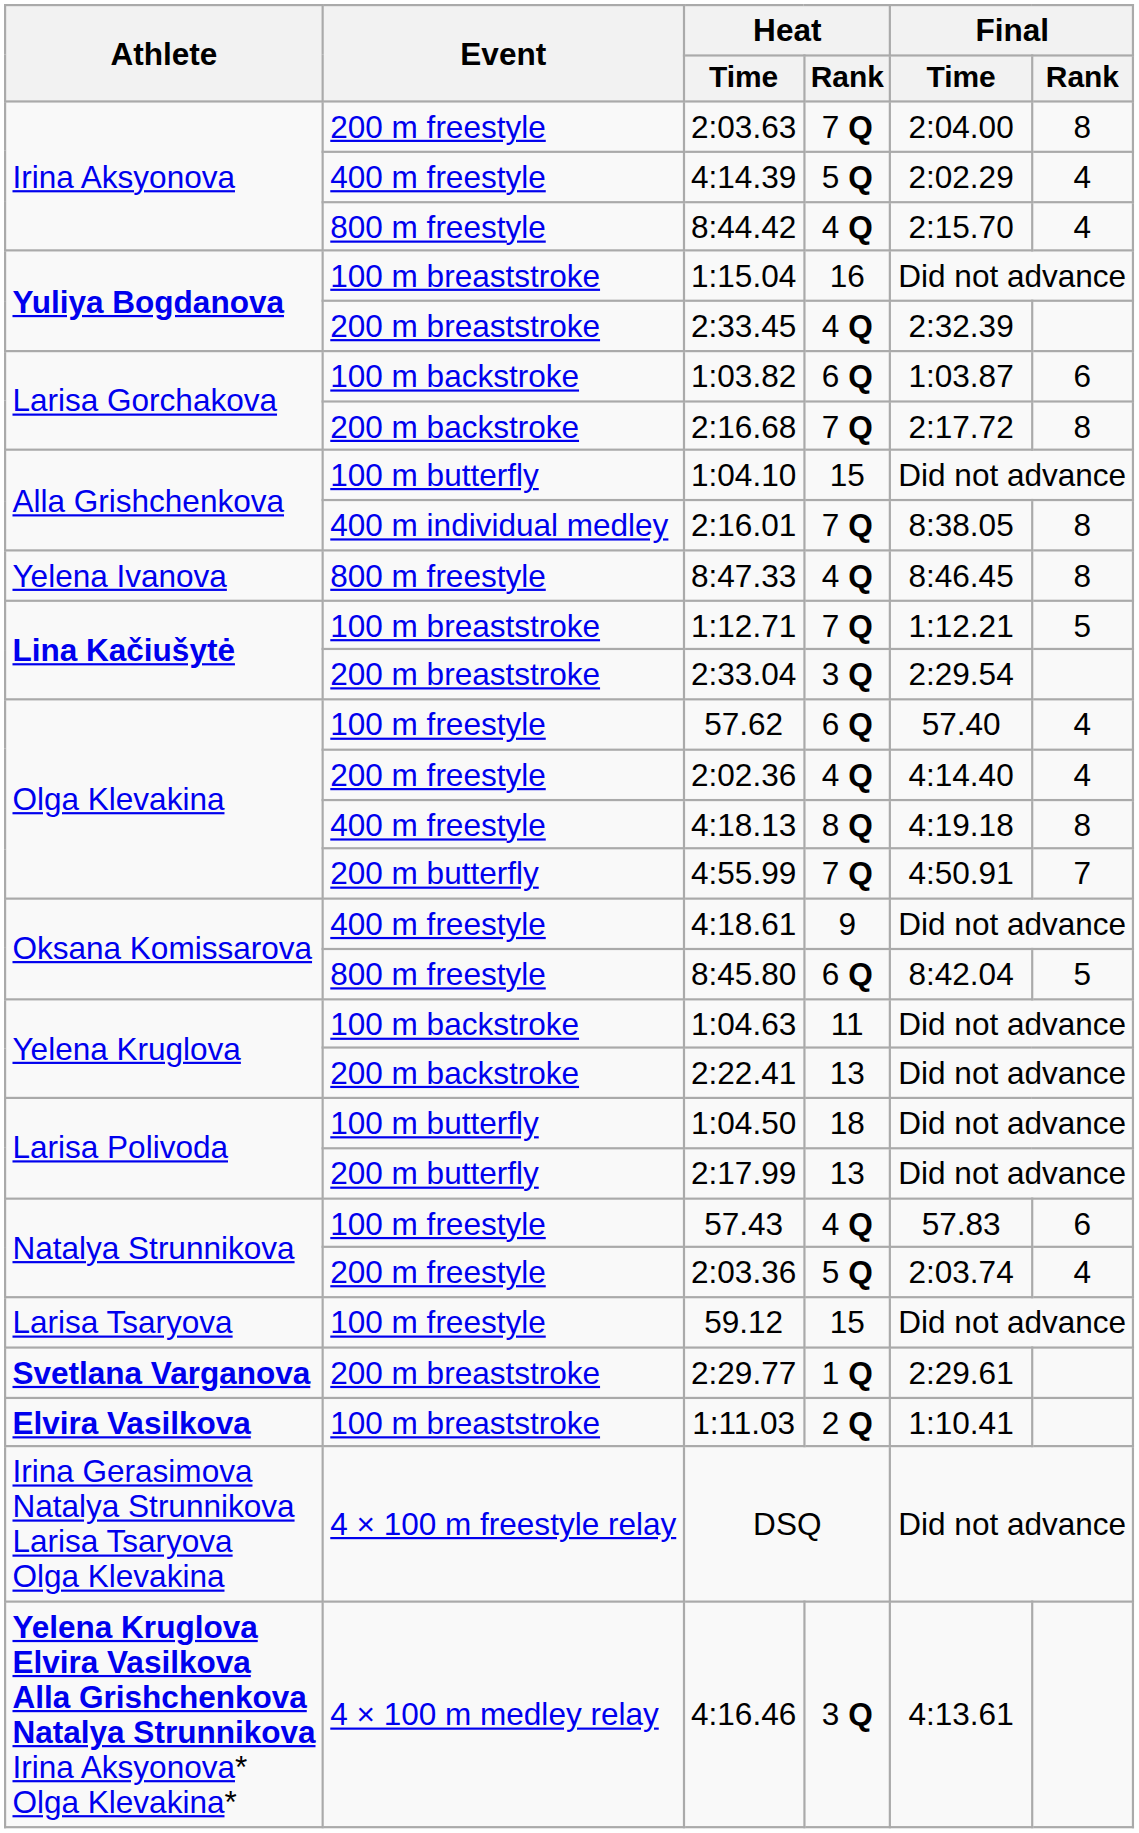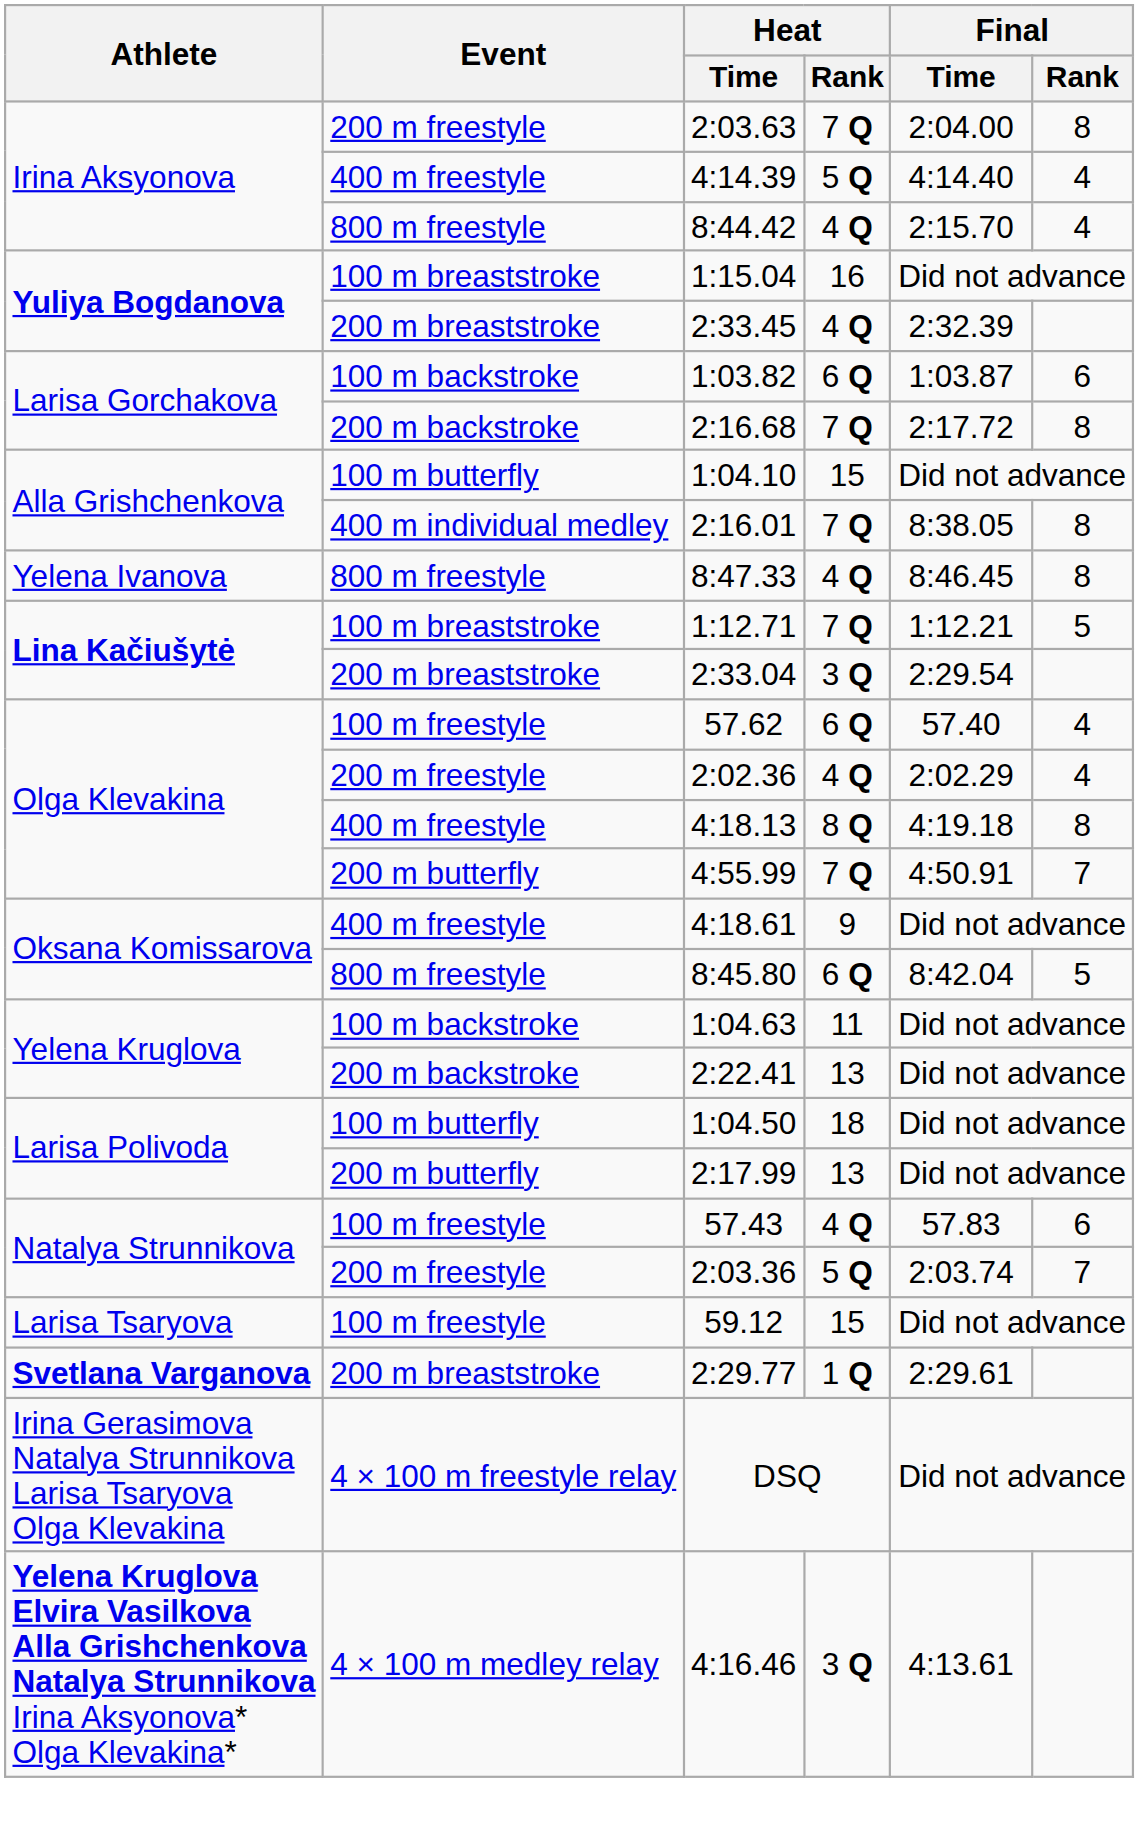(961, 177) 2:02.29 -> (961, 177) 4:14.40
(961, 775) 4:14.40 -> (961, 775) 2:02.29
(1082, 1273) 4 -> (1082, 1273) 7
- row: (744, 1423)
